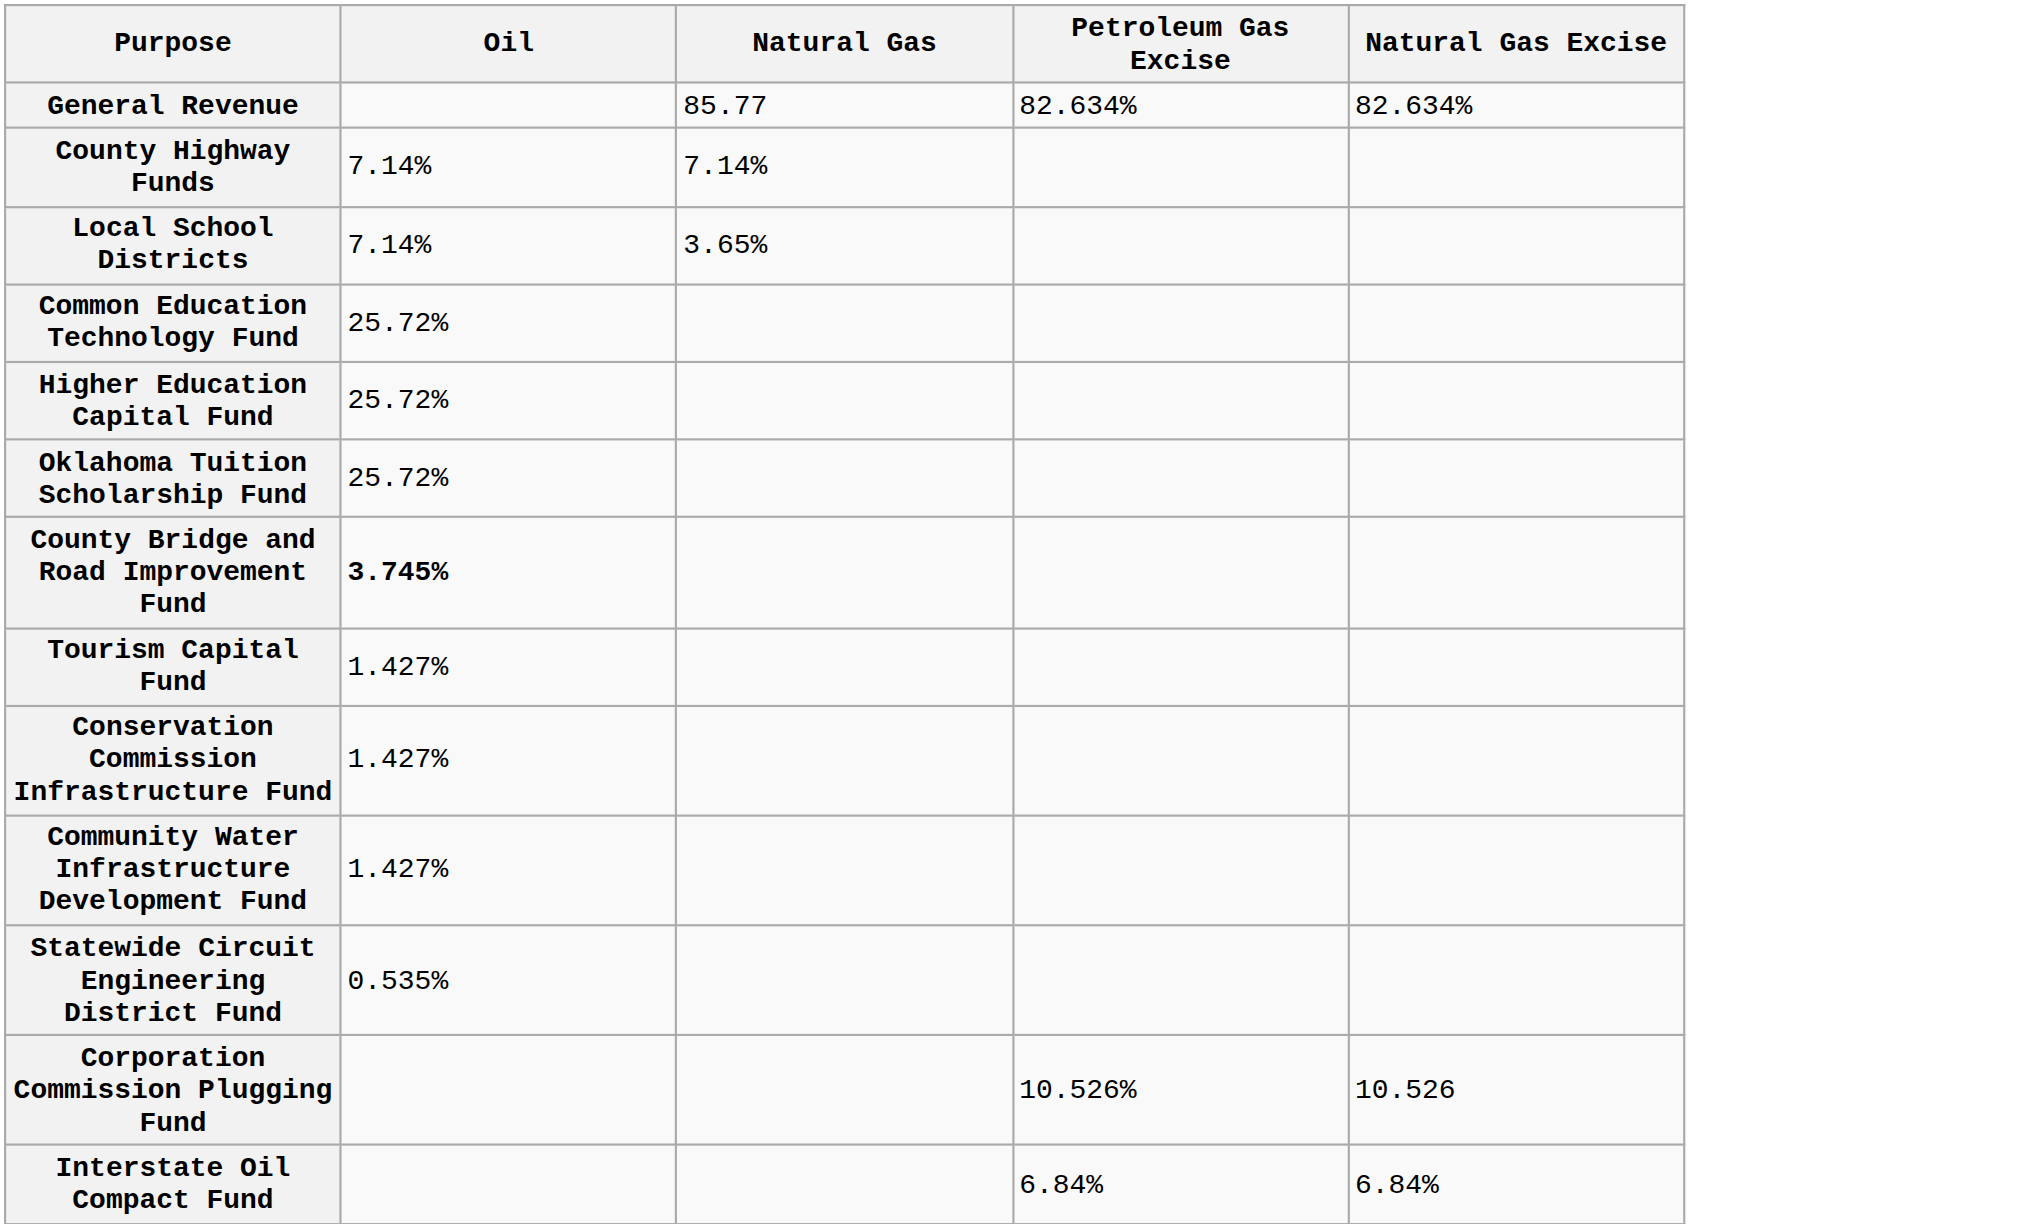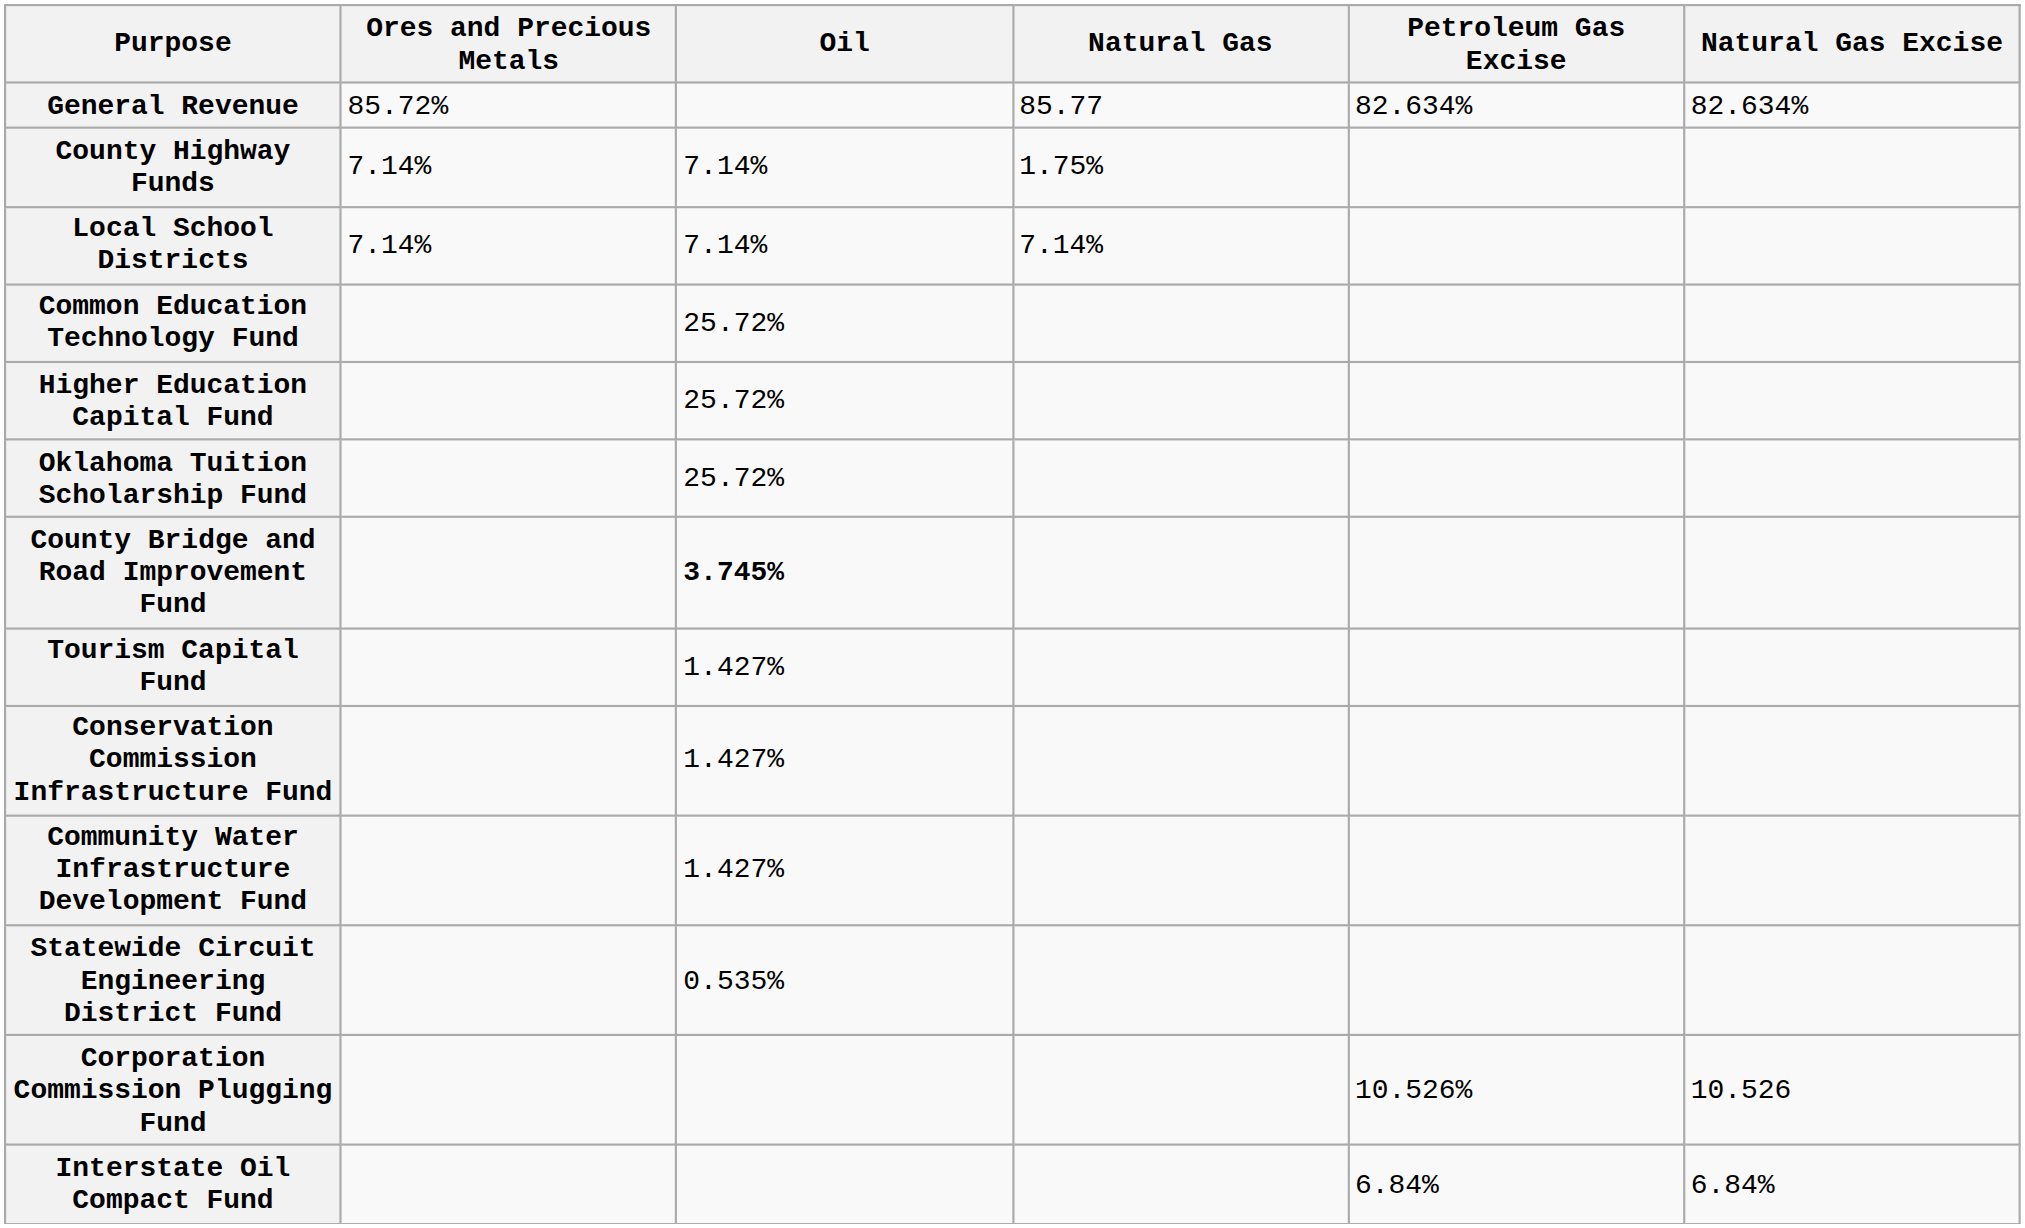+ column: (509, 44)
(725, 167) 7.14% -> (1061, 167) 1.75%
(725, 245) 3.65% -> (1061, 245) 7.14%
